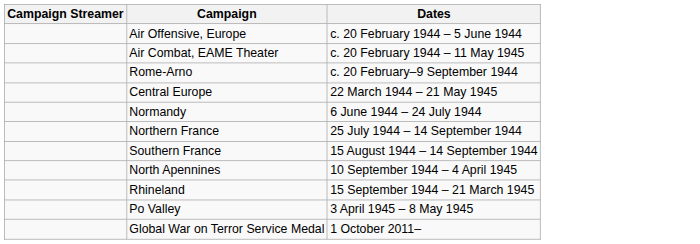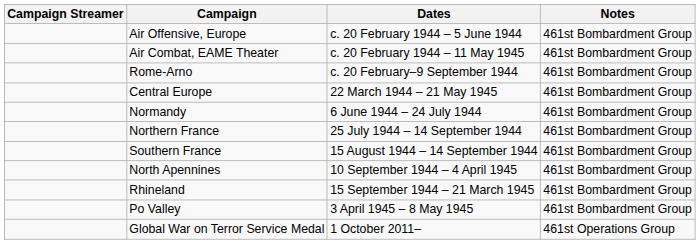+ column: (618, 14)
